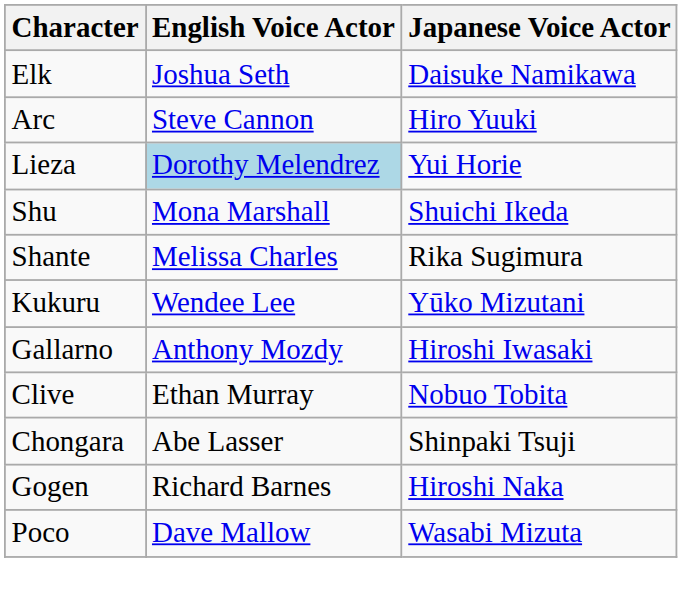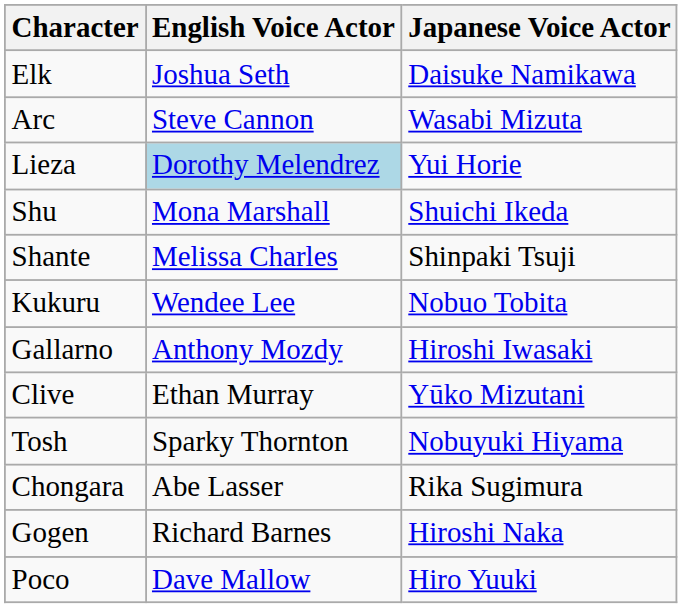(473, 119) Hiro Yuuki -> (495, 119) Wasabi Mizuta
(496, 257) Rika Sugimura -> (492, 257) Shinpaki Tsuji
(496, 303) Yūko Mizutani -> (488, 303) Nobuo Tobita
(488, 394) Nobuo Tobita -> (496, 394) Yūko Mizutani
+ row: (40, 440)
(492, 440) Shinpaki Tsuji -> (496, 486) Rika Sugimura
(495, 532) Wasabi Mizuta -> (473, 578) Hiro Yuuki
